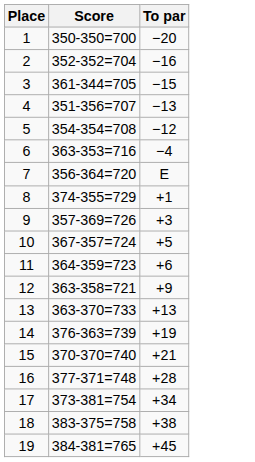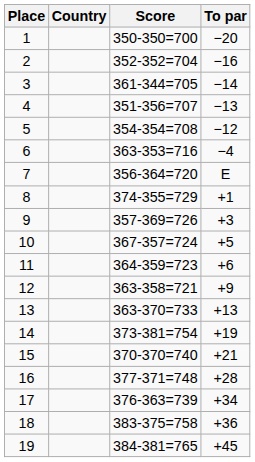+ column: (79, 16)
(164, 84) −15 -> (226, 84) −14
(94, 333) 376-363=739 -> (155, 333) 373-381=754
(94, 400) 373-381=754 -> (155, 400) 376-363=739
(164, 423) +38 -> (226, 423) +36
